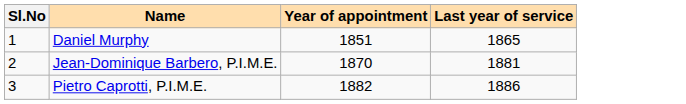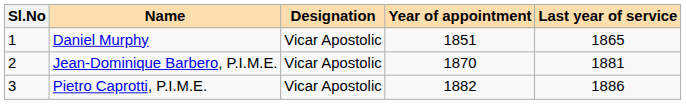+ column: (333, 16)
